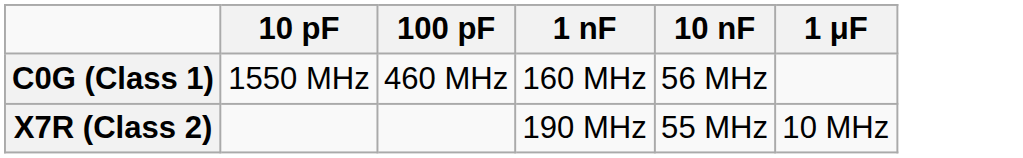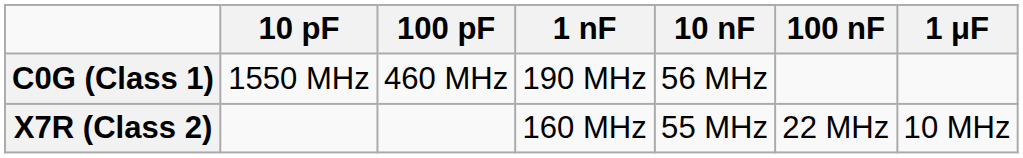+ column: (836, 29)
(585, 78) 160 MHz -> (585, 78) 190 MHz
(585, 127) 190 MHz -> (585, 127) 160 MHz
